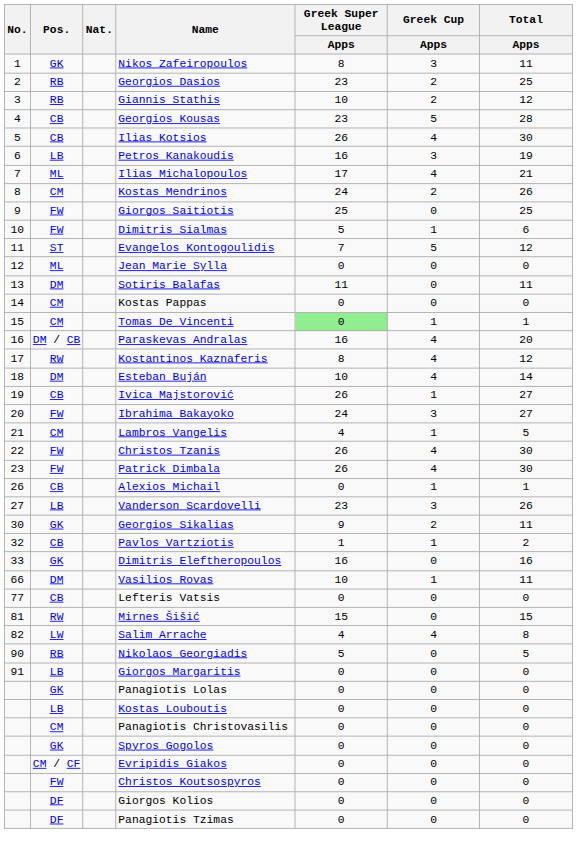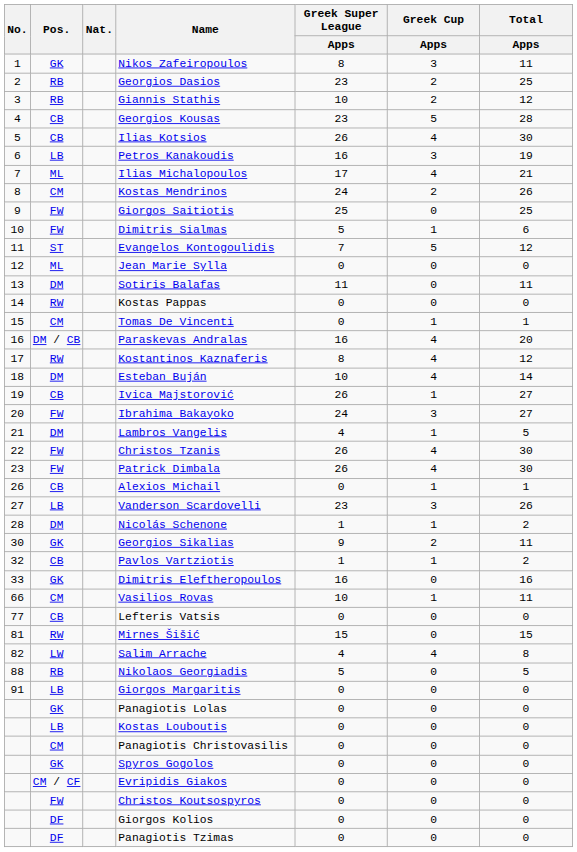(57, 303) CM -> (57, 303) RW
(341, 322) lightgreen background -> (341, 322) no background
(57, 432) CM -> (57, 432) DM
+ row: (173, 524)
(57, 580) DM -> (57, 598) CM
(17, 653) 90 -> (17, 672) 88
